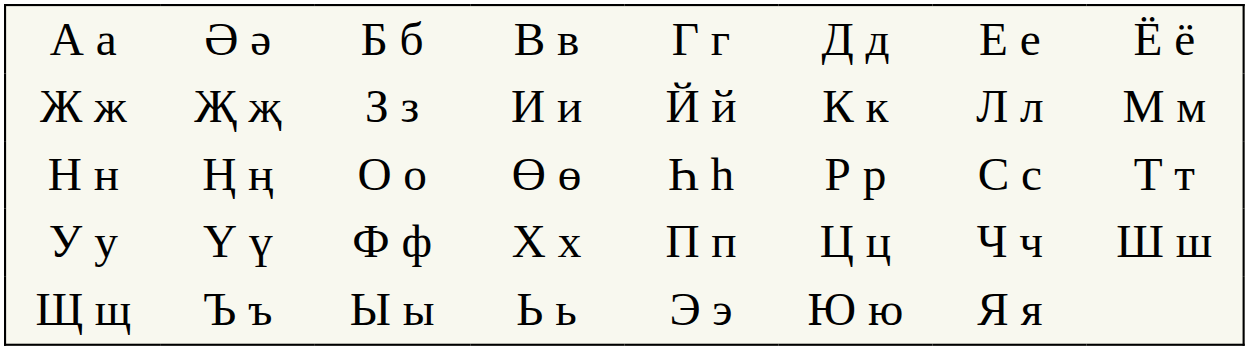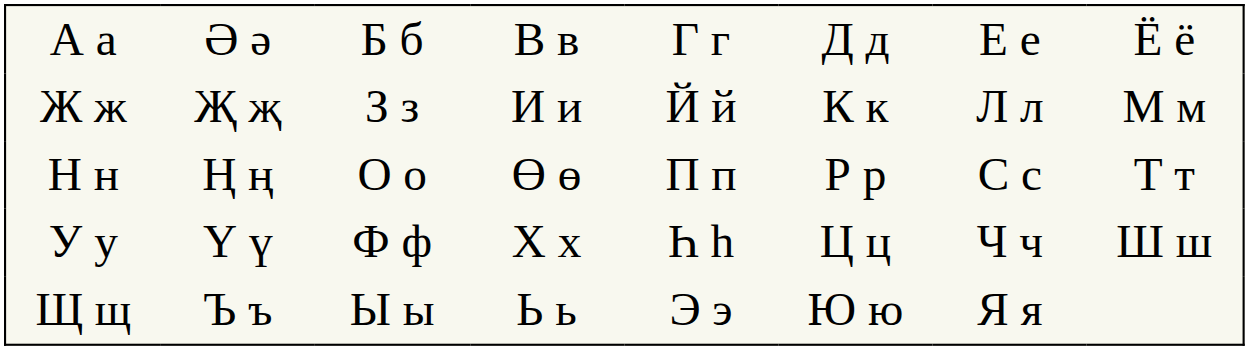(701, 174) Һ һ -> (701, 174) П п
(701, 241) П п -> (701, 241) Һ һ
